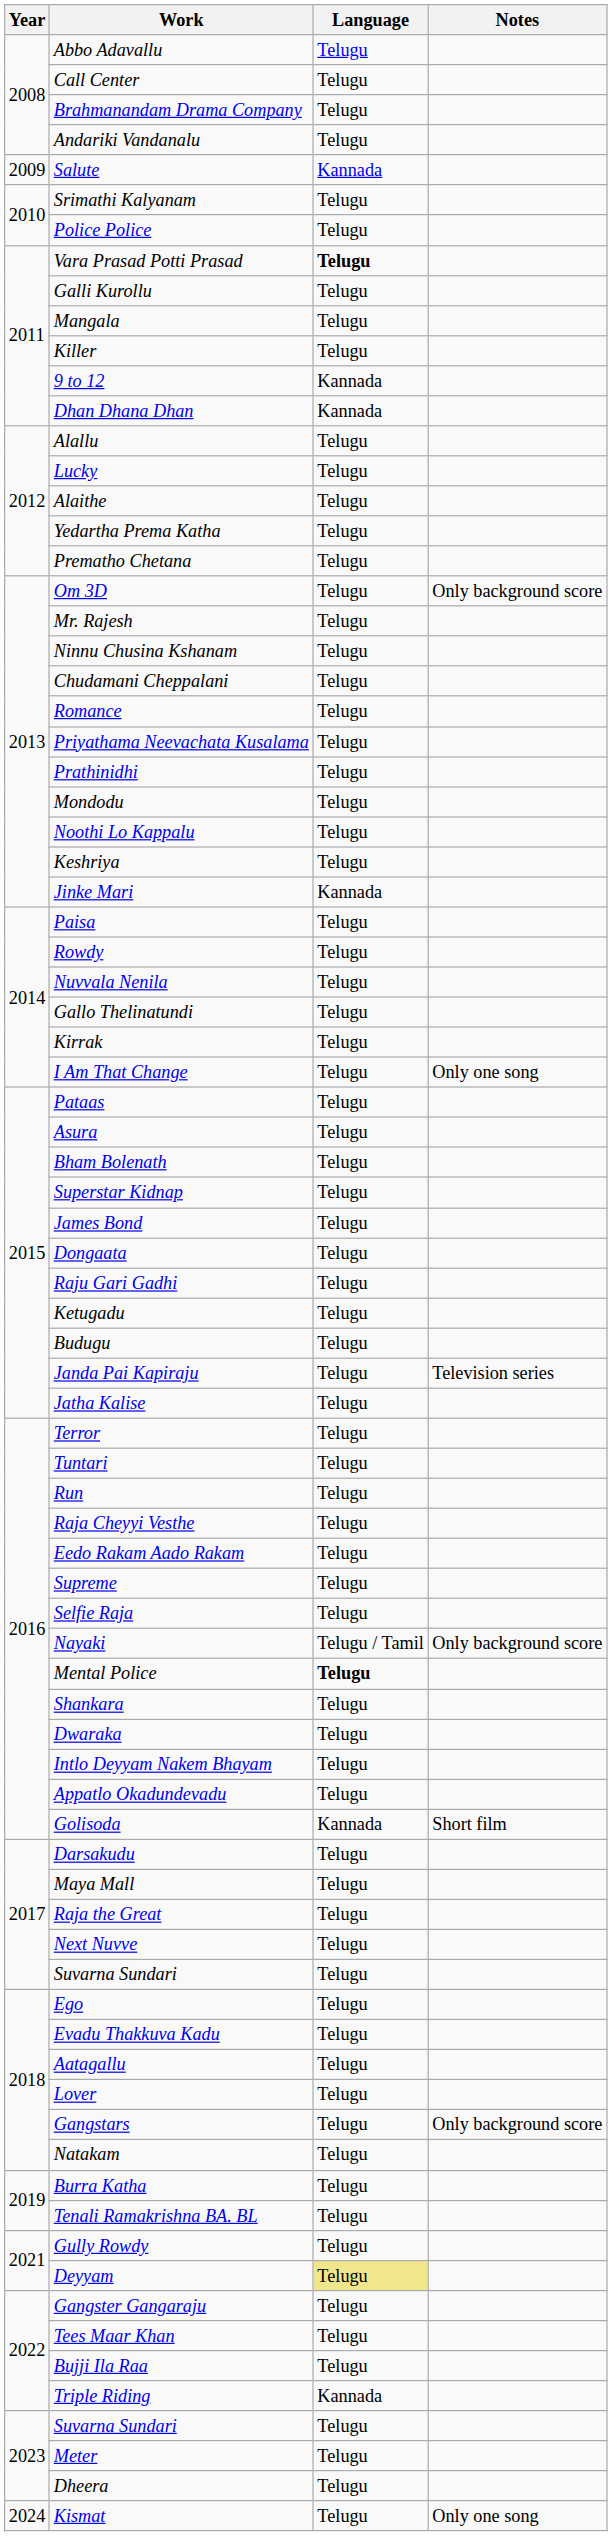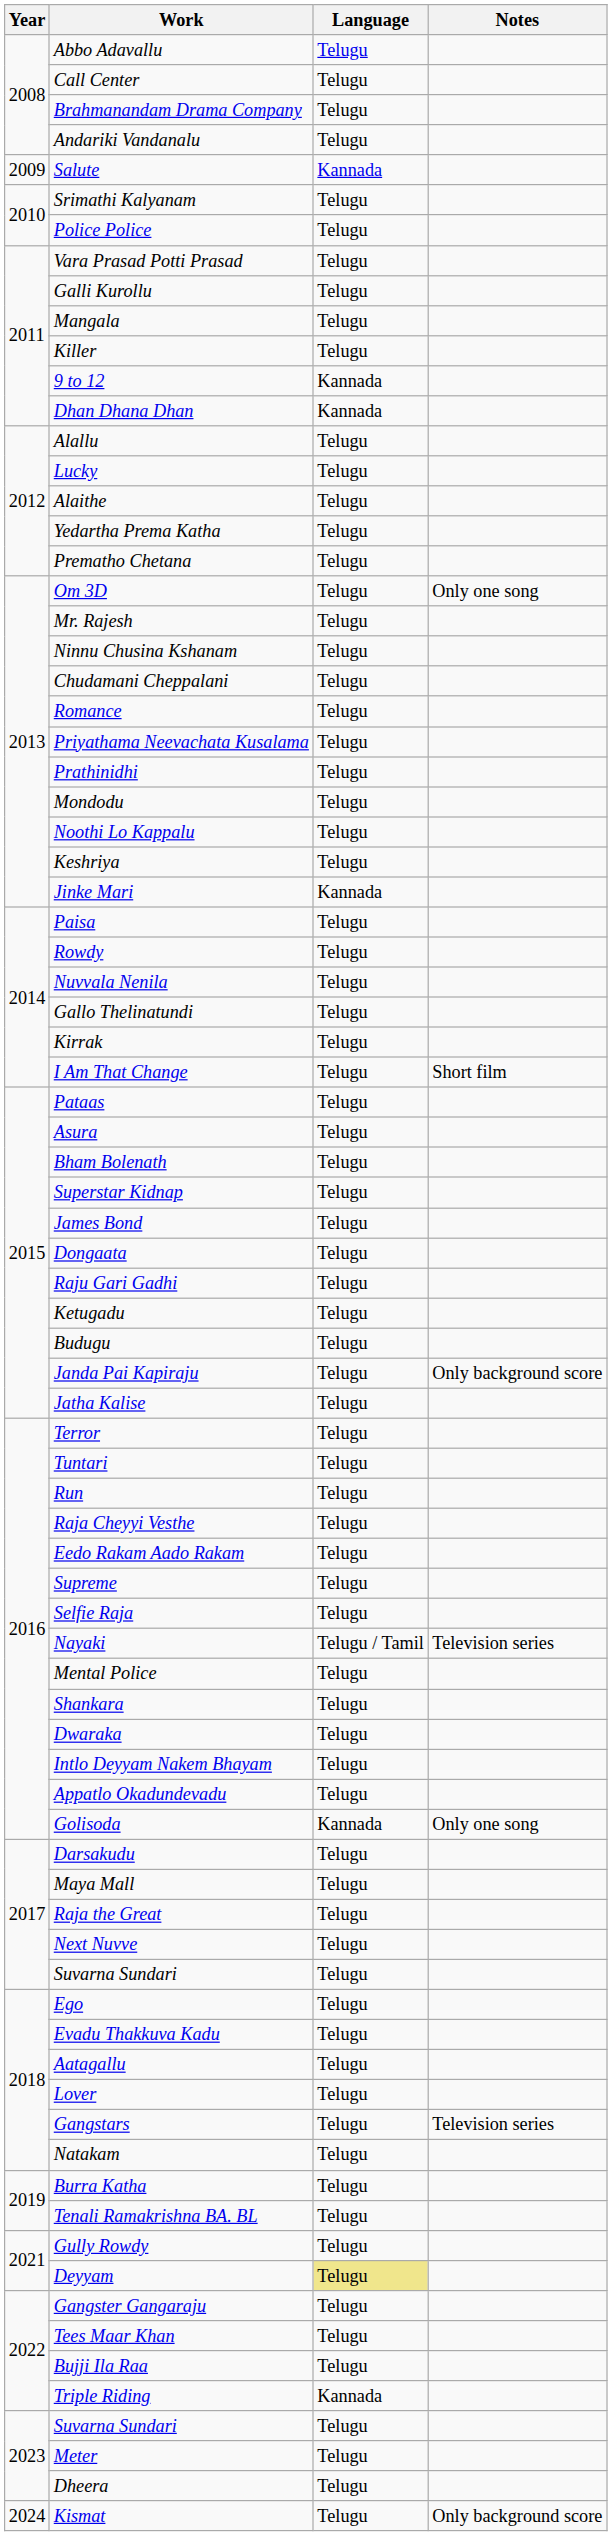(344, 260) bold -> (343, 260) normal
(517, 591) Only background score -> (485, 591) Only one song
(485, 1072) Only one song -> (470, 1072) Short film
(493, 1373) Television series -> (517, 1373) Only background score
(517, 1643) Only background score -> (493, 1643) Television series
(344, 1673) bold -> (343, 1673) normal
(470, 1824) Short film -> (485, 1824) Only one song
(517, 2124) Only background score -> (493, 2124) Television series
(485, 2515) Only one song -> (517, 2515) Only background score
